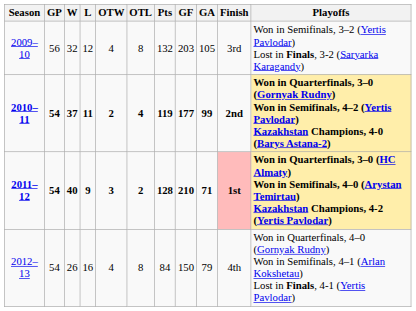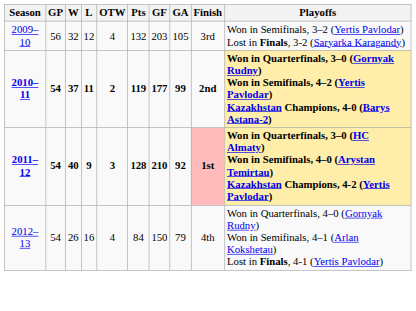- column: (141, 13)
(207, 190) 71 -> (180, 166) 92
